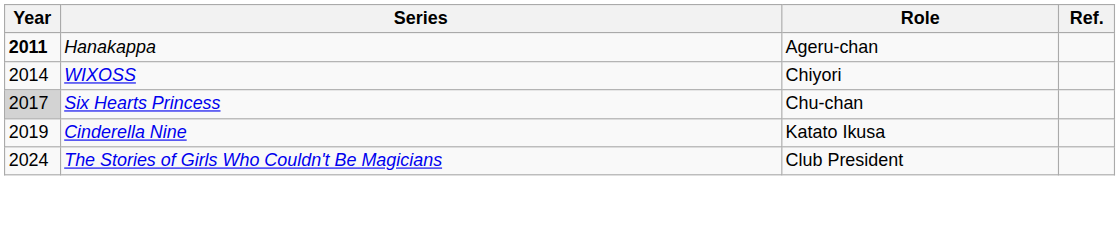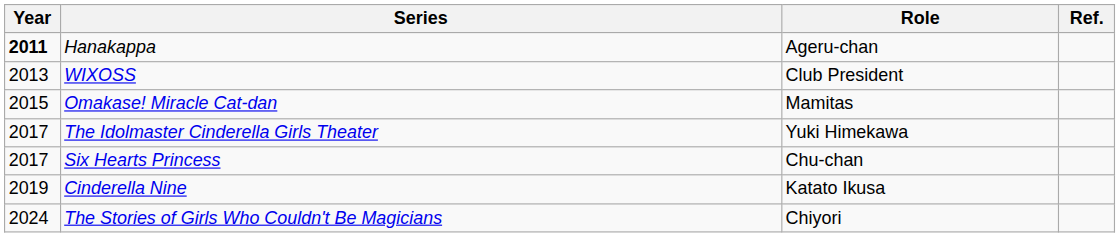(29, 75) 2014 -> (29, 75) 2013
(814, 75) Chiyori -> (844, 75) Club President
+ row: (171, 103)
+ row: (221, 132)
(29, 103) lightgrey background -> (29, 160) no background
(844, 160) Club President -> (814, 217) Chiyori
